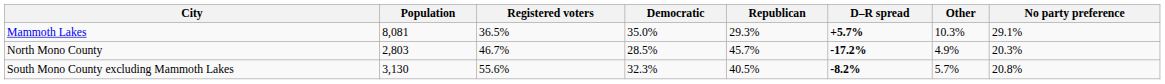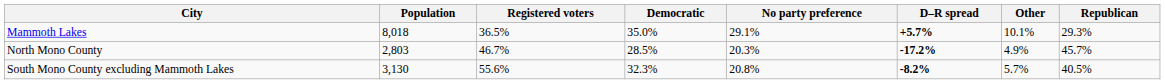columns swapped: (777, 13) <-> (1075, 13)
(395, 32) 8,081 -> (395, 32) 8,018
(950, 32) 10.3% -> (1019, 32) 10.1%
